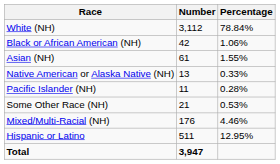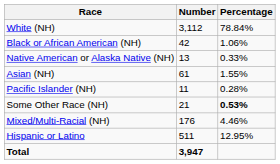rows swapped: (90, 74) <-> (30, 58)
(234, 105) normal -> (234, 105) bold
